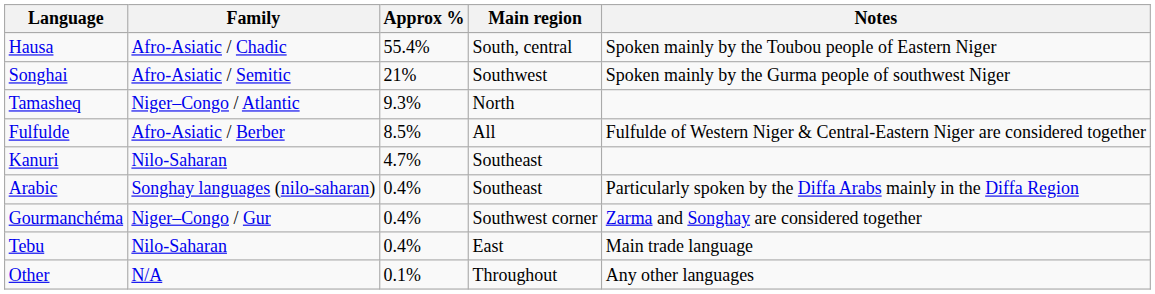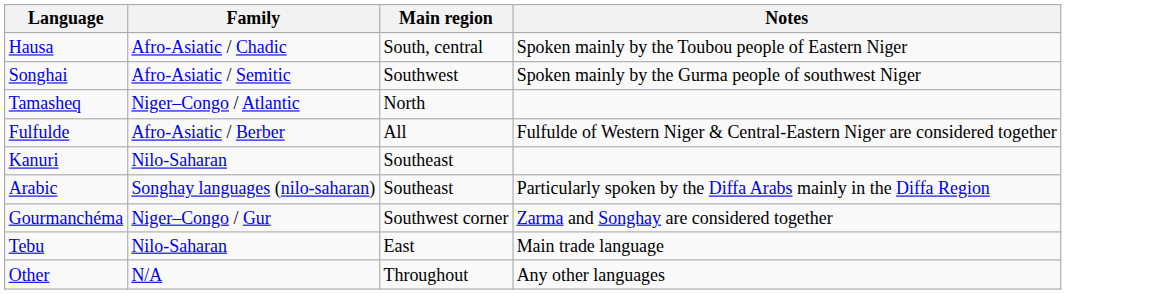- column: (424, 18)
